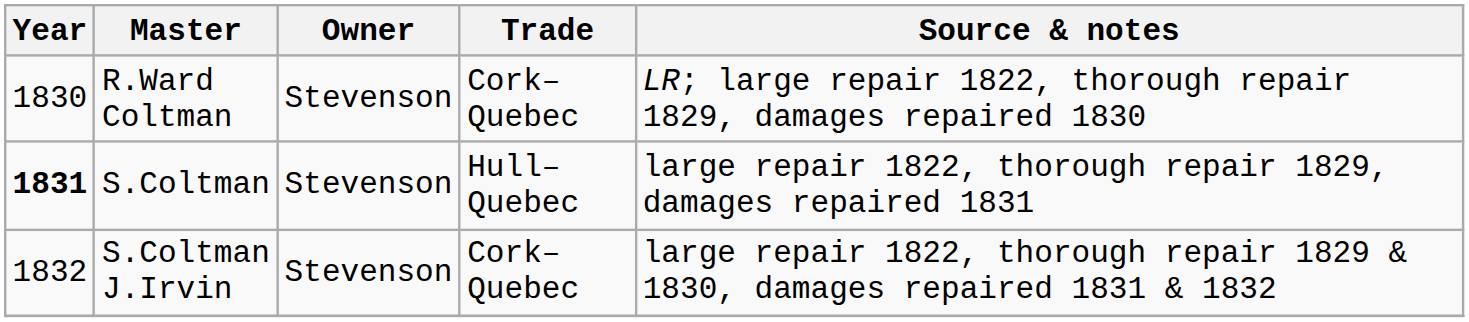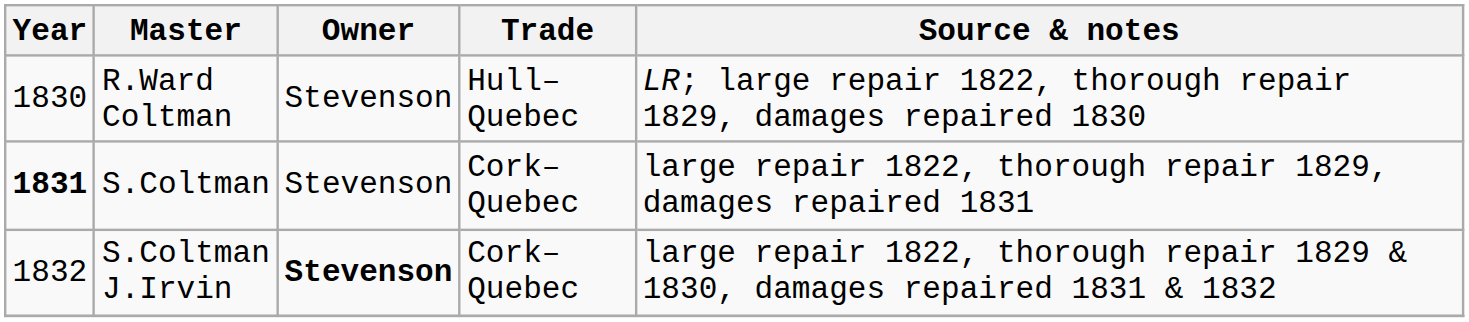(523, 99) Cork–Quebec -> (523, 99) Hull–Quebec
(523, 186) Hull–Quebec -> (523, 186) Cork–Quebec
(369, 272) normal -> (369, 272) bold
